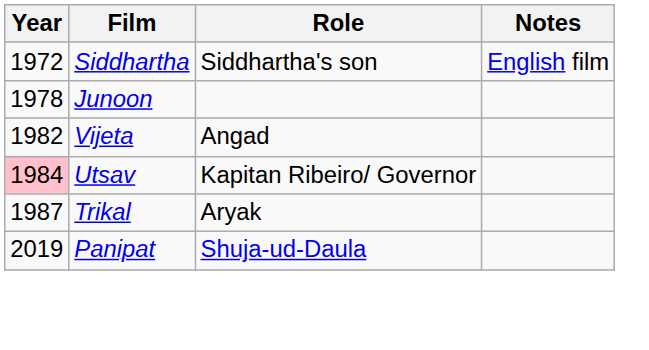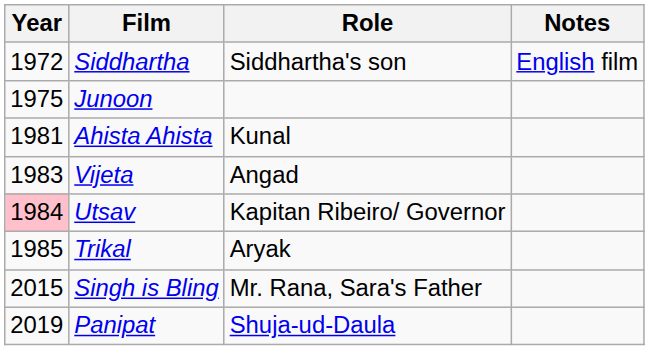(37, 99) 1978 -> (37, 99) 1975
+ row: (143, 136)
(37, 136) 1982 -> (37, 174) 1983
(37, 212) 1987 -> (37, 250) 1985
+ row: (146, 288)
